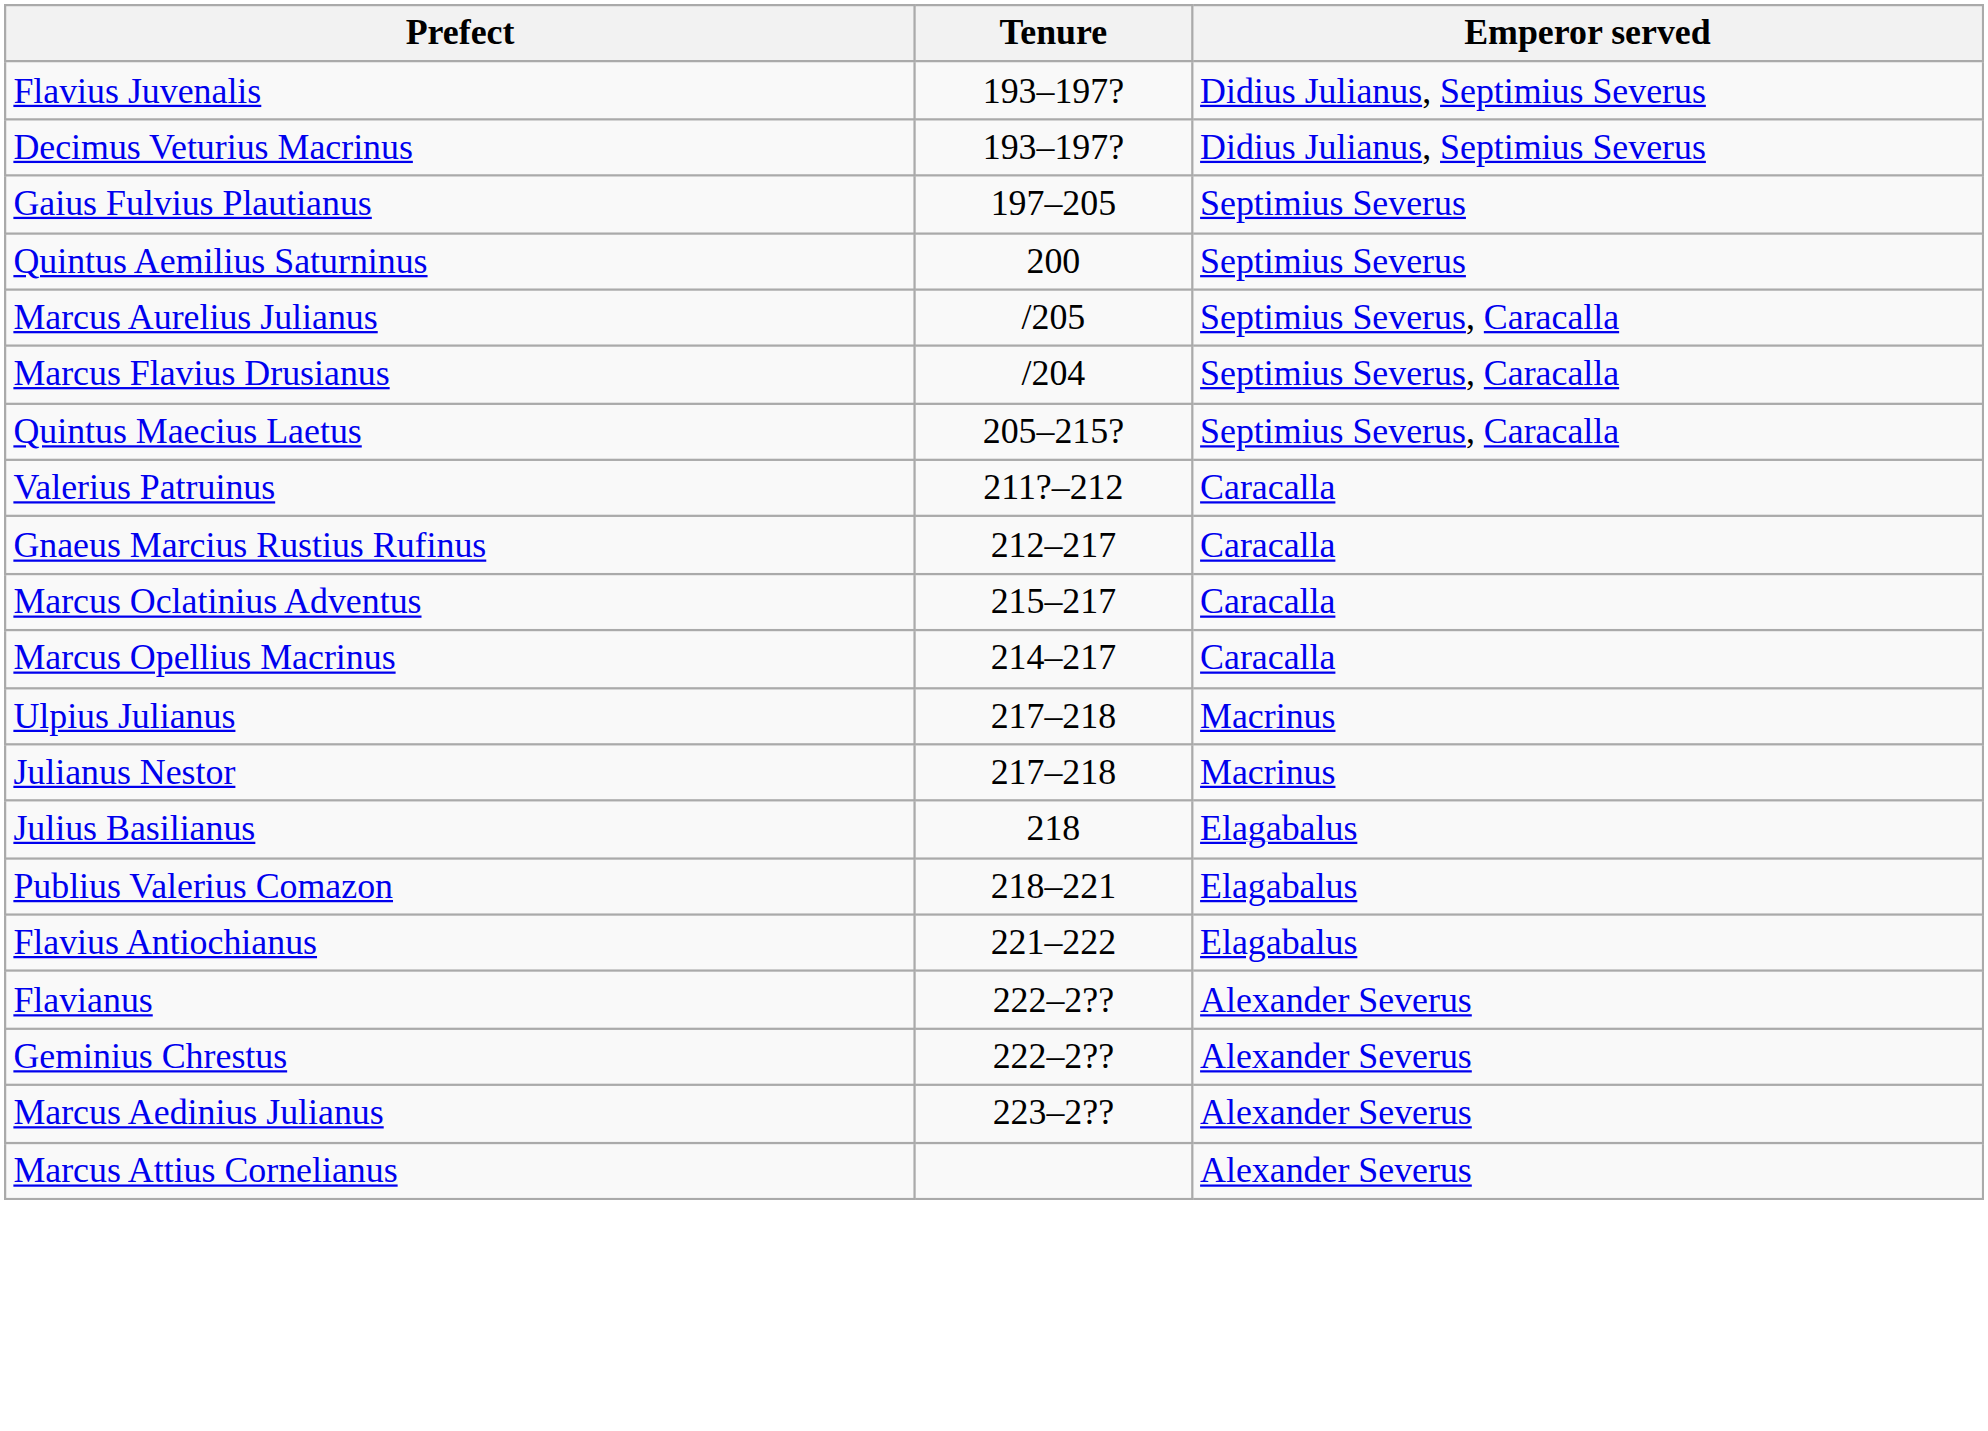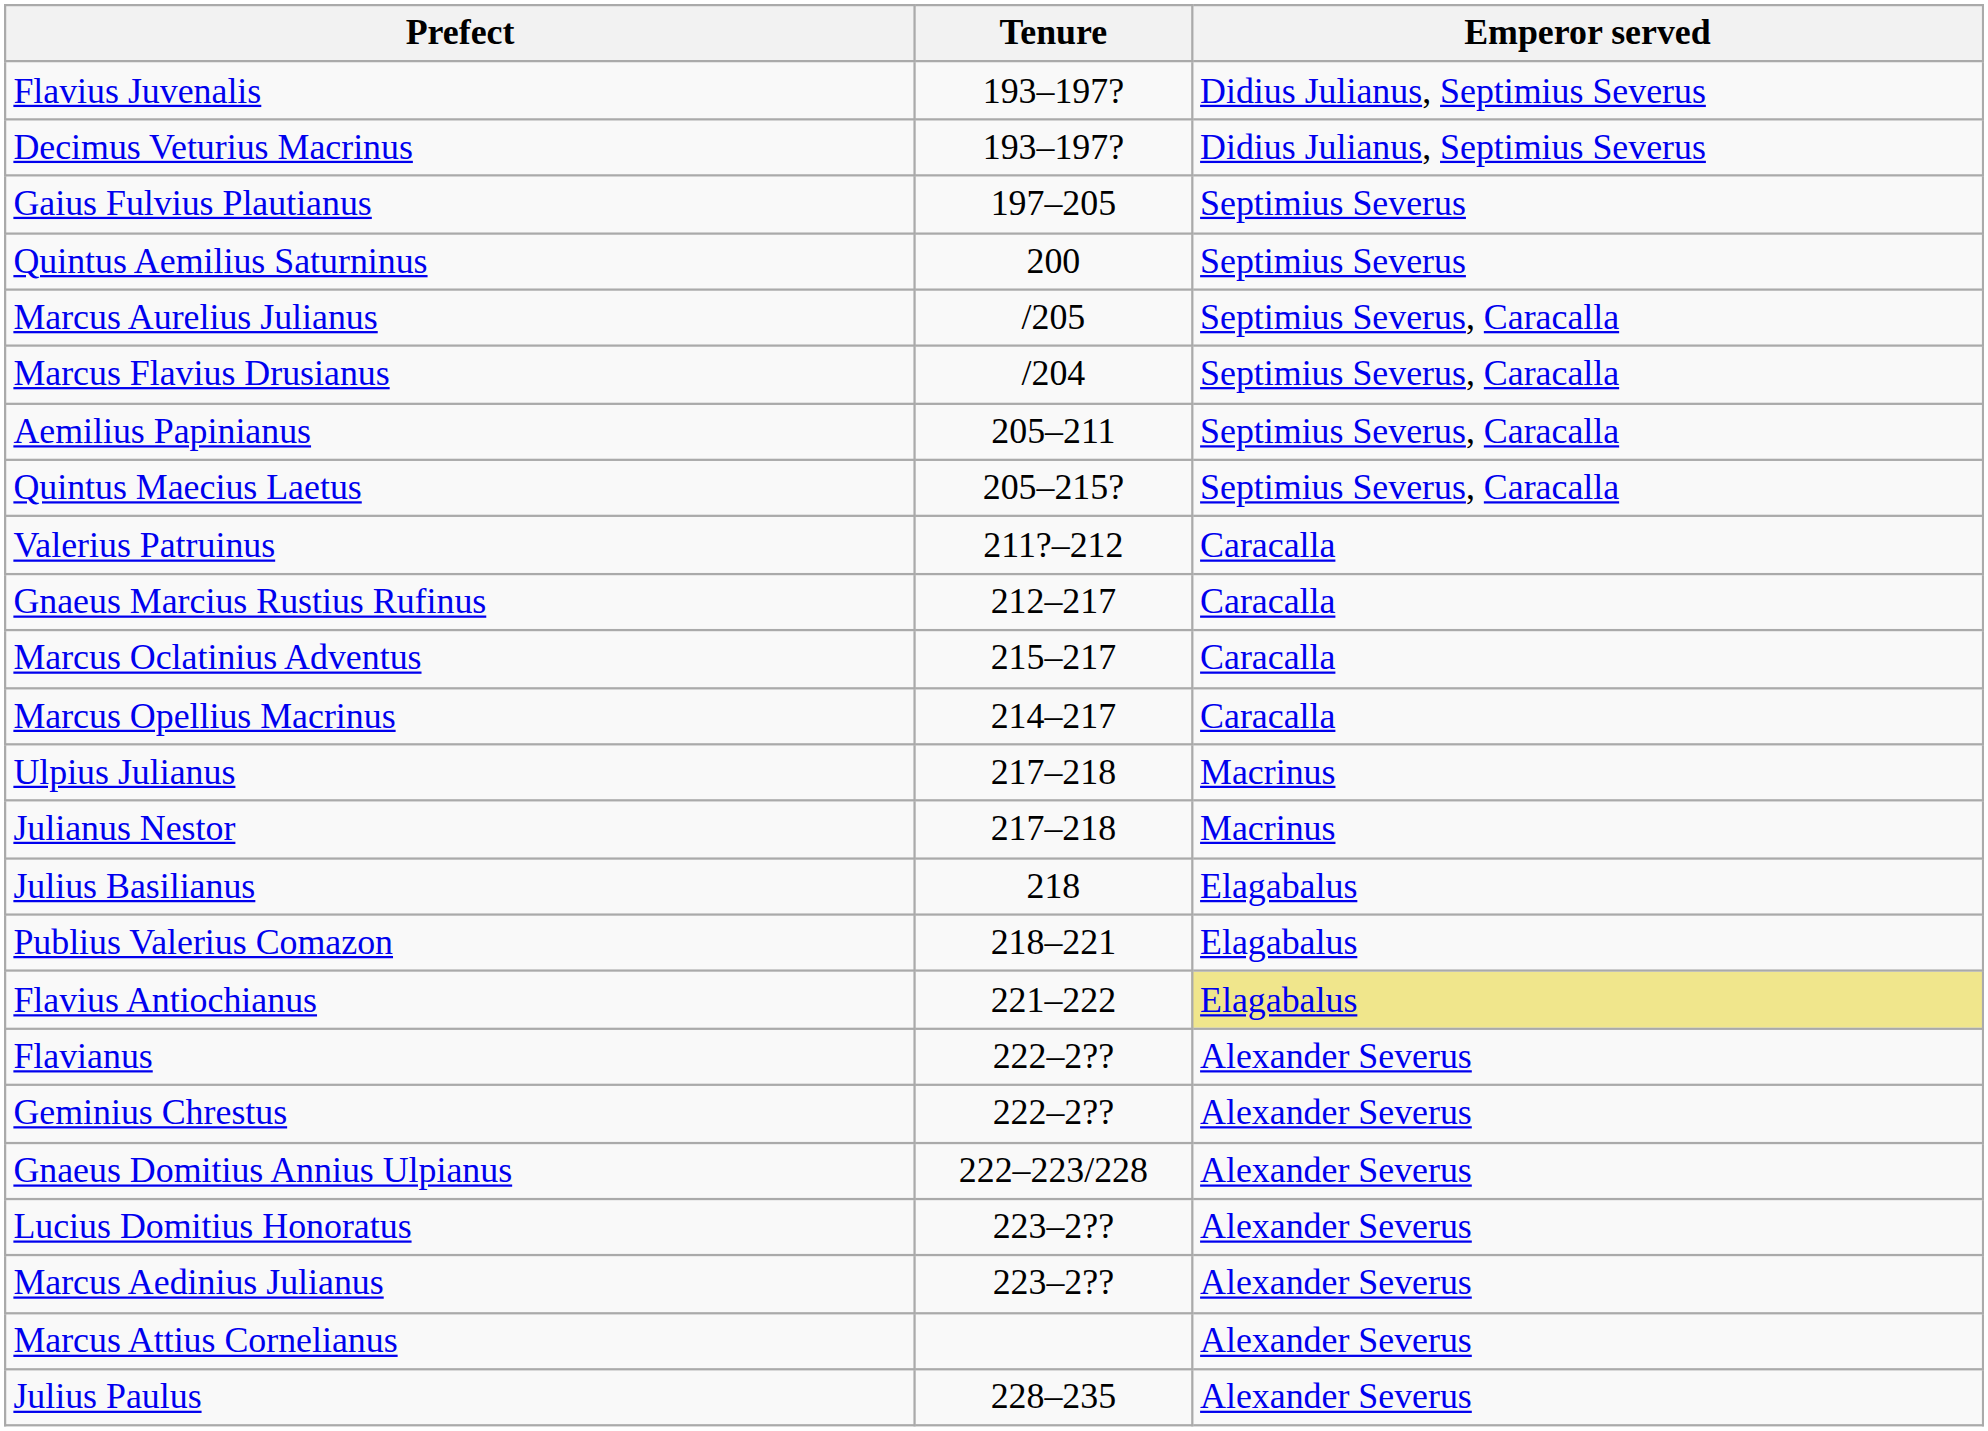+ row: (162, 430)
(1279, 942) no background -> (1279, 999) khaki background
+ row: (263, 1169)
+ row: (212, 1226)
+ row: (107, 1397)
